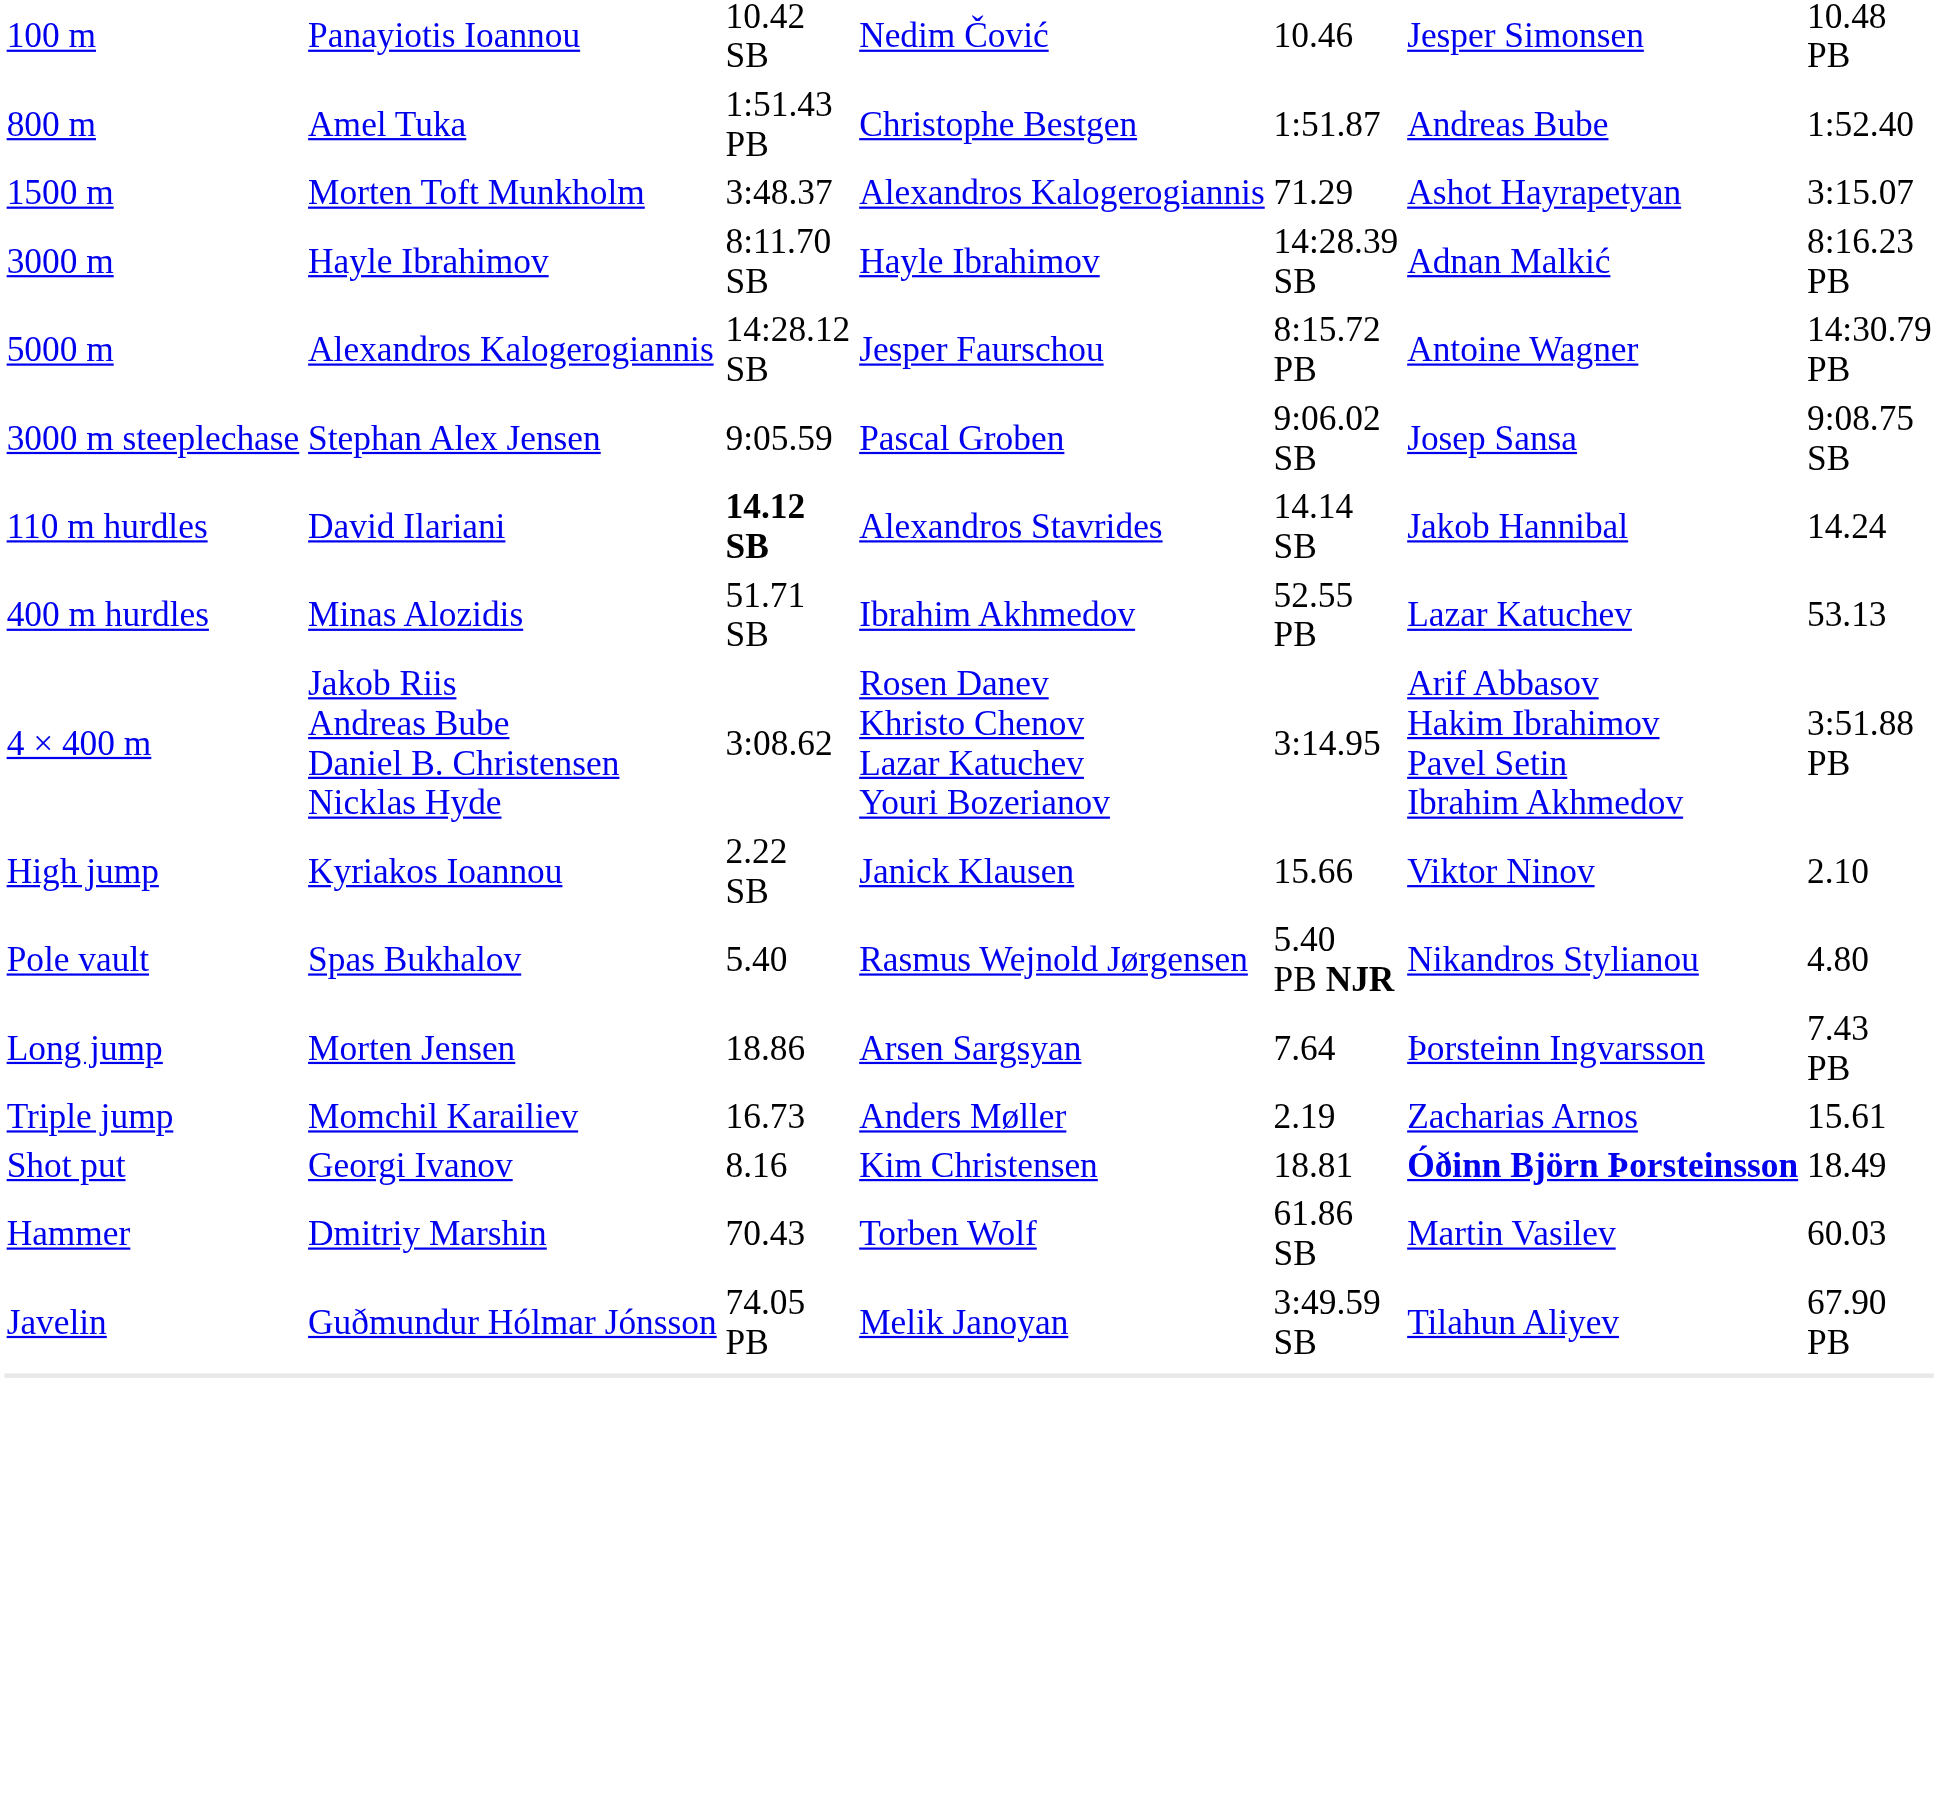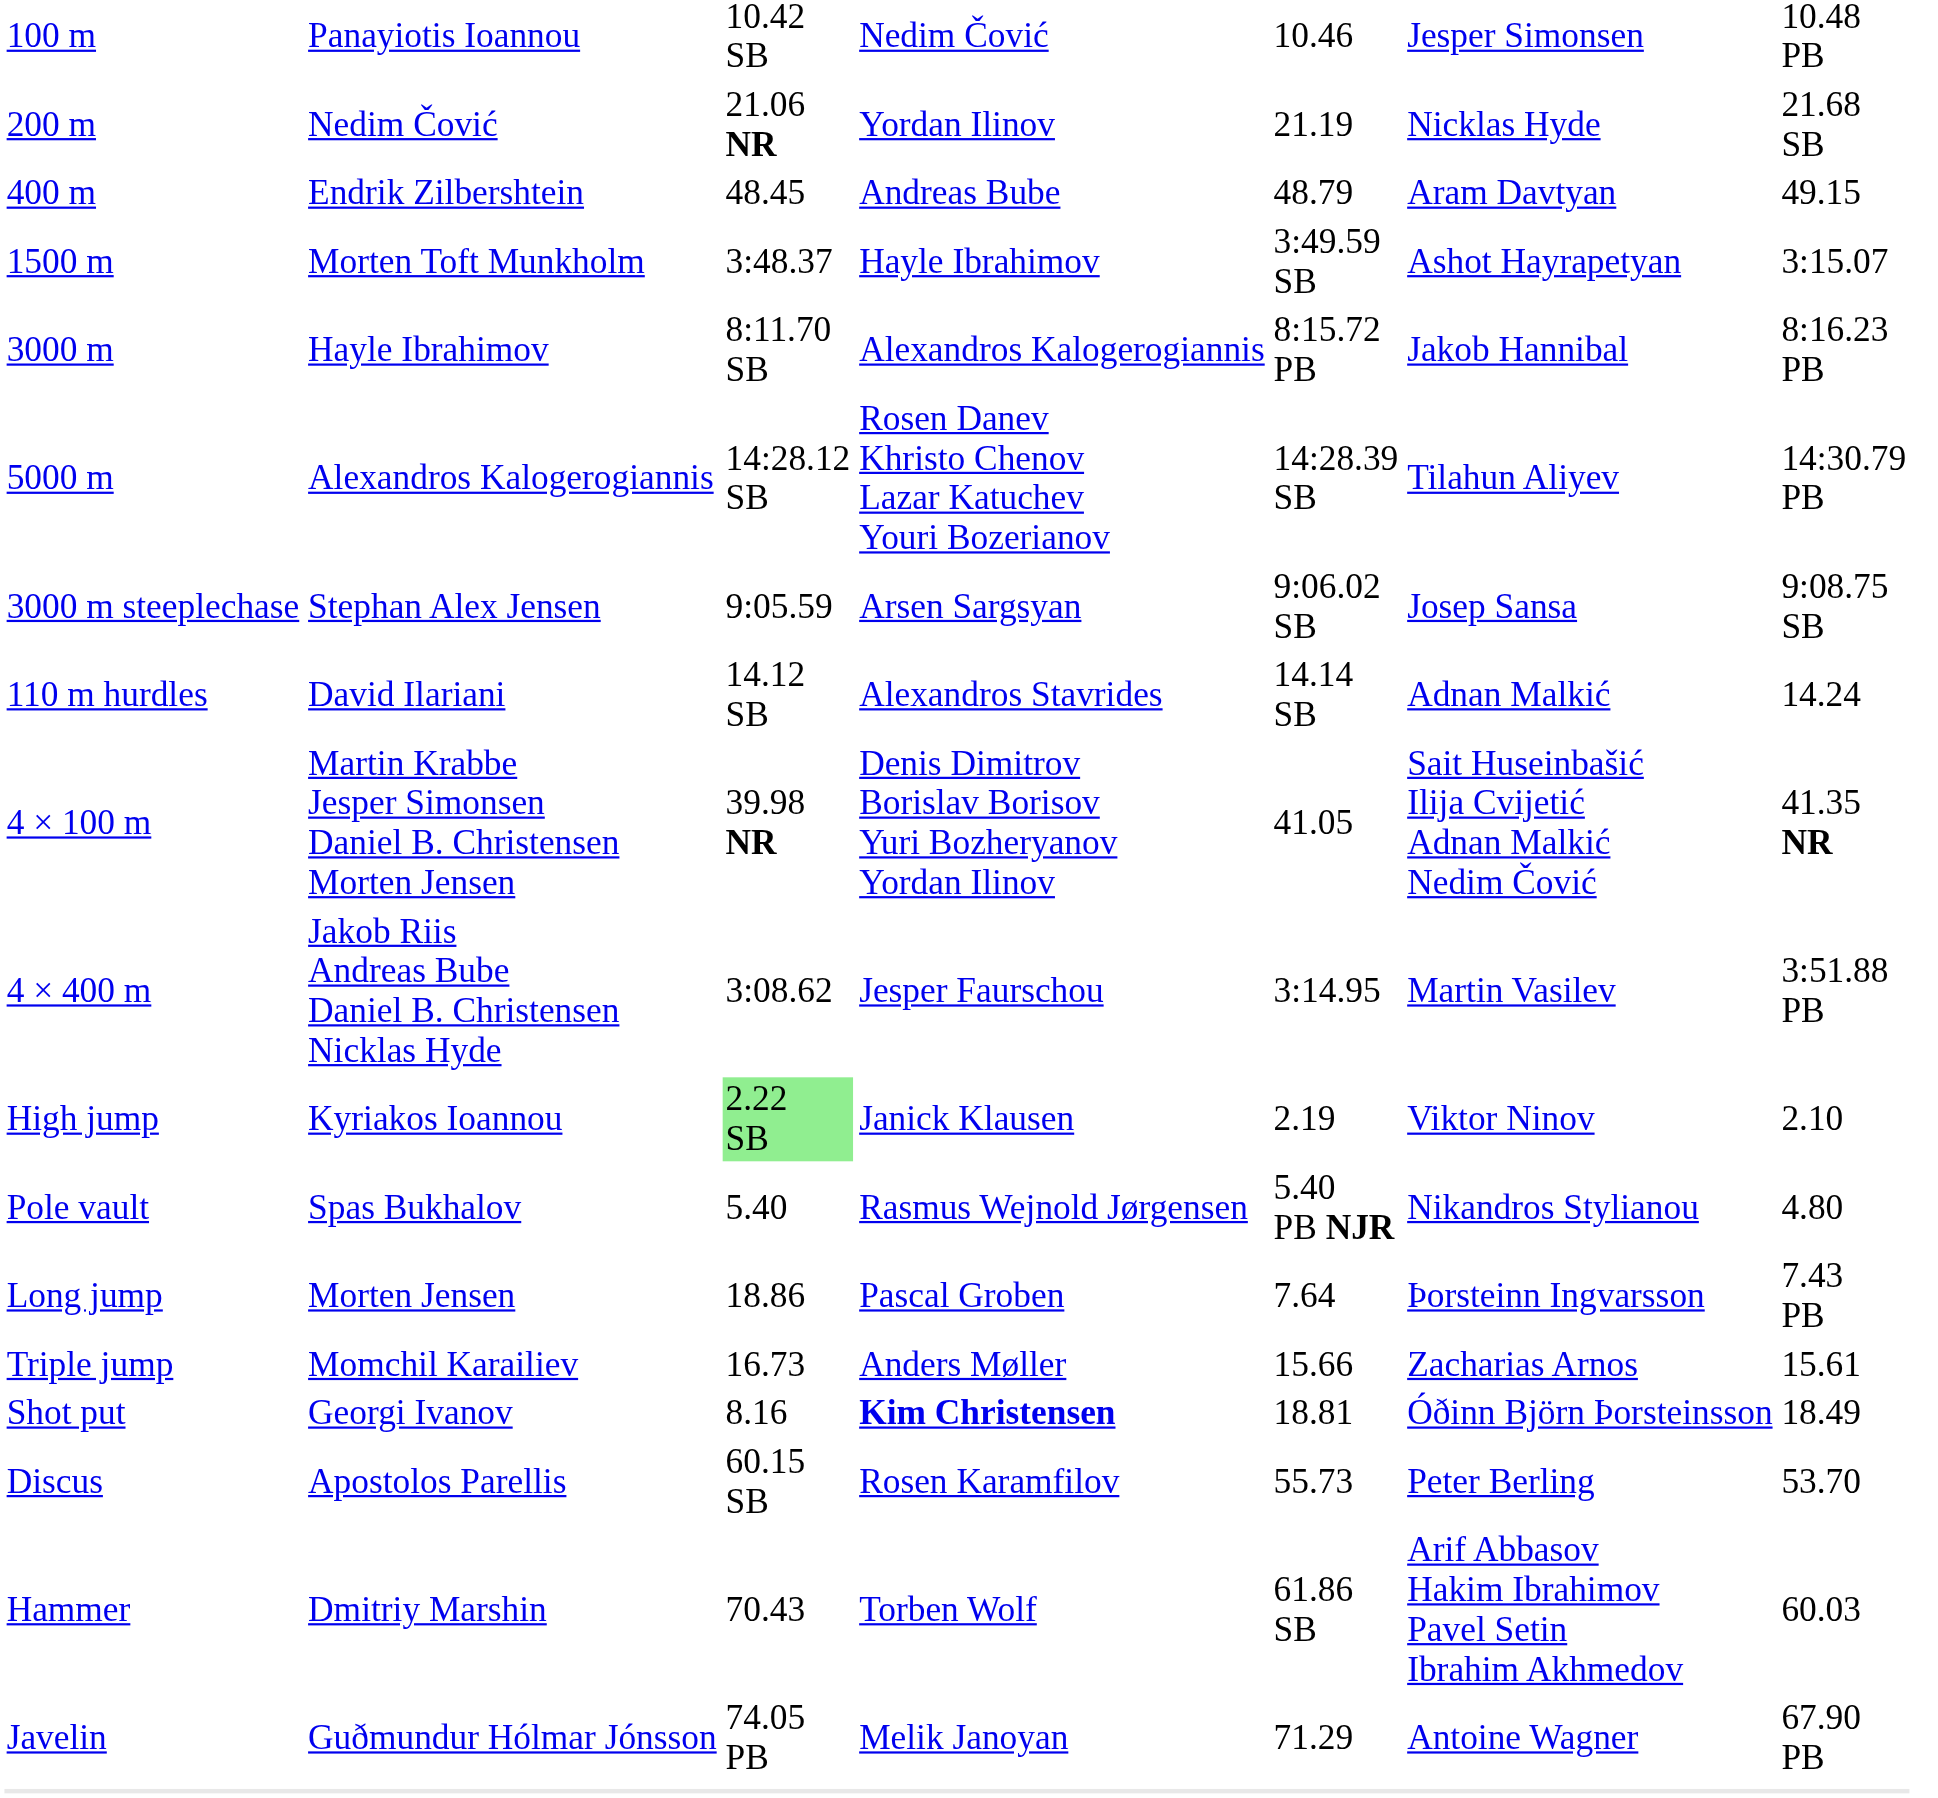+ row: (51, 124)
+ row: (51, 192)
- row: (51, 124)
(1062, 192) Alexandros Kalogerogiannis -> (979, 261) Hayle Ibrahimov
(1313, 192) 71.29 -> (1327, 261) 3:49.59 SB
(979, 261) Hayle Ibrahimov -> (1062, 349) Alexandros Kalogerogiannis
(1336, 261) 14:28.39 SB -> (1327, 349) 8:15.72 PB
(1509, 261) Adnan Malkić -> (1518, 349) Jakob Hannibal
(981, 349) Jesper Faurschou -> (985, 477) Rosen Danev Khristo Chenov Lazar Katuchev Youri Bozerianov
(1327, 349) 8:15.72 PB -> (1336, 477) 14:28.39 SB
(1523, 349) Antoine Wagner -> (1513, 477) Tilahun Aliyev
(962, 438) Pascal Groben -> (970, 605) Arsen Sargsyan
(765, 526) bold -> (765, 694) normal
(1518, 526) Jakob Hannibal -> (1509, 694) Adnan Malkić
- row: (108, 614)
+ row: (79, 822)
(985, 743) Rosen Danev Khristo Chenov Lazar Katuchev Youri Bozerianov -> (981, 990) Jesper Faurschou
(1545, 743) Arif Abbasov Hakim Ibrahimov Pavel Setin Ibrahim Akhmedov -> (1511, 990) Martin Vasilev
(756, 871) no background -> (756, 1118) lightgreen background
(1313, 871) 15.66 -> (1304, 1118) 2.19
(970, 1047) Arsen Sargsyan -> (962, 1295) Pascal Groben
(1304, 1116) 2.19 -> (1313, 1364) 15.66
(978, 1165) normal -> (987, 1412) bold
(1603, 1165) bold -> (1590, 1412) normal
+ row: (55, 1481)
(1511, 1233) Martin Vasilev -> (1545, 1609) Arif Abbasov Hakim Ibrahimov Pavel Setin Ibrahim Akhmedov
(1327, 1322) 3:49.59 SB -> (1313, 1737) 71.29
(1513, 1322) Tilahun Aliyev -> (1523, 1737) Antoine Wagner
